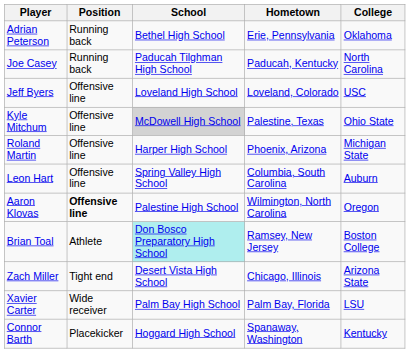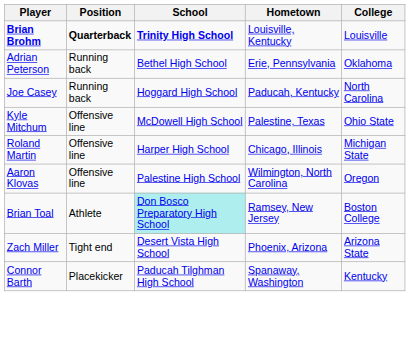+ row: (24, 35)
(179, 64) Paducah Tilghman High School -> (187, 92) Hoggard High School
- row: (30, 92)
(188, 121) lightgrey background -> (190, 121) no background
(287, 150) Phoenix, Arizona -> (285, 150) Chicago, Illinois
- row: (30, 178)
(93, 207) bold -> (91, 178) normal
(284, 276) Chicago, Illinois -> (288, 247) Phoenix, Arizona
- row: (22, 305)
(185, 333) Hoggard High School -> (181, 276) Paducah Tilghman High School
